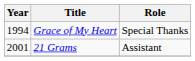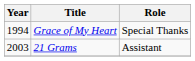(18, 47) 2001 -> (18, 47) 2003
